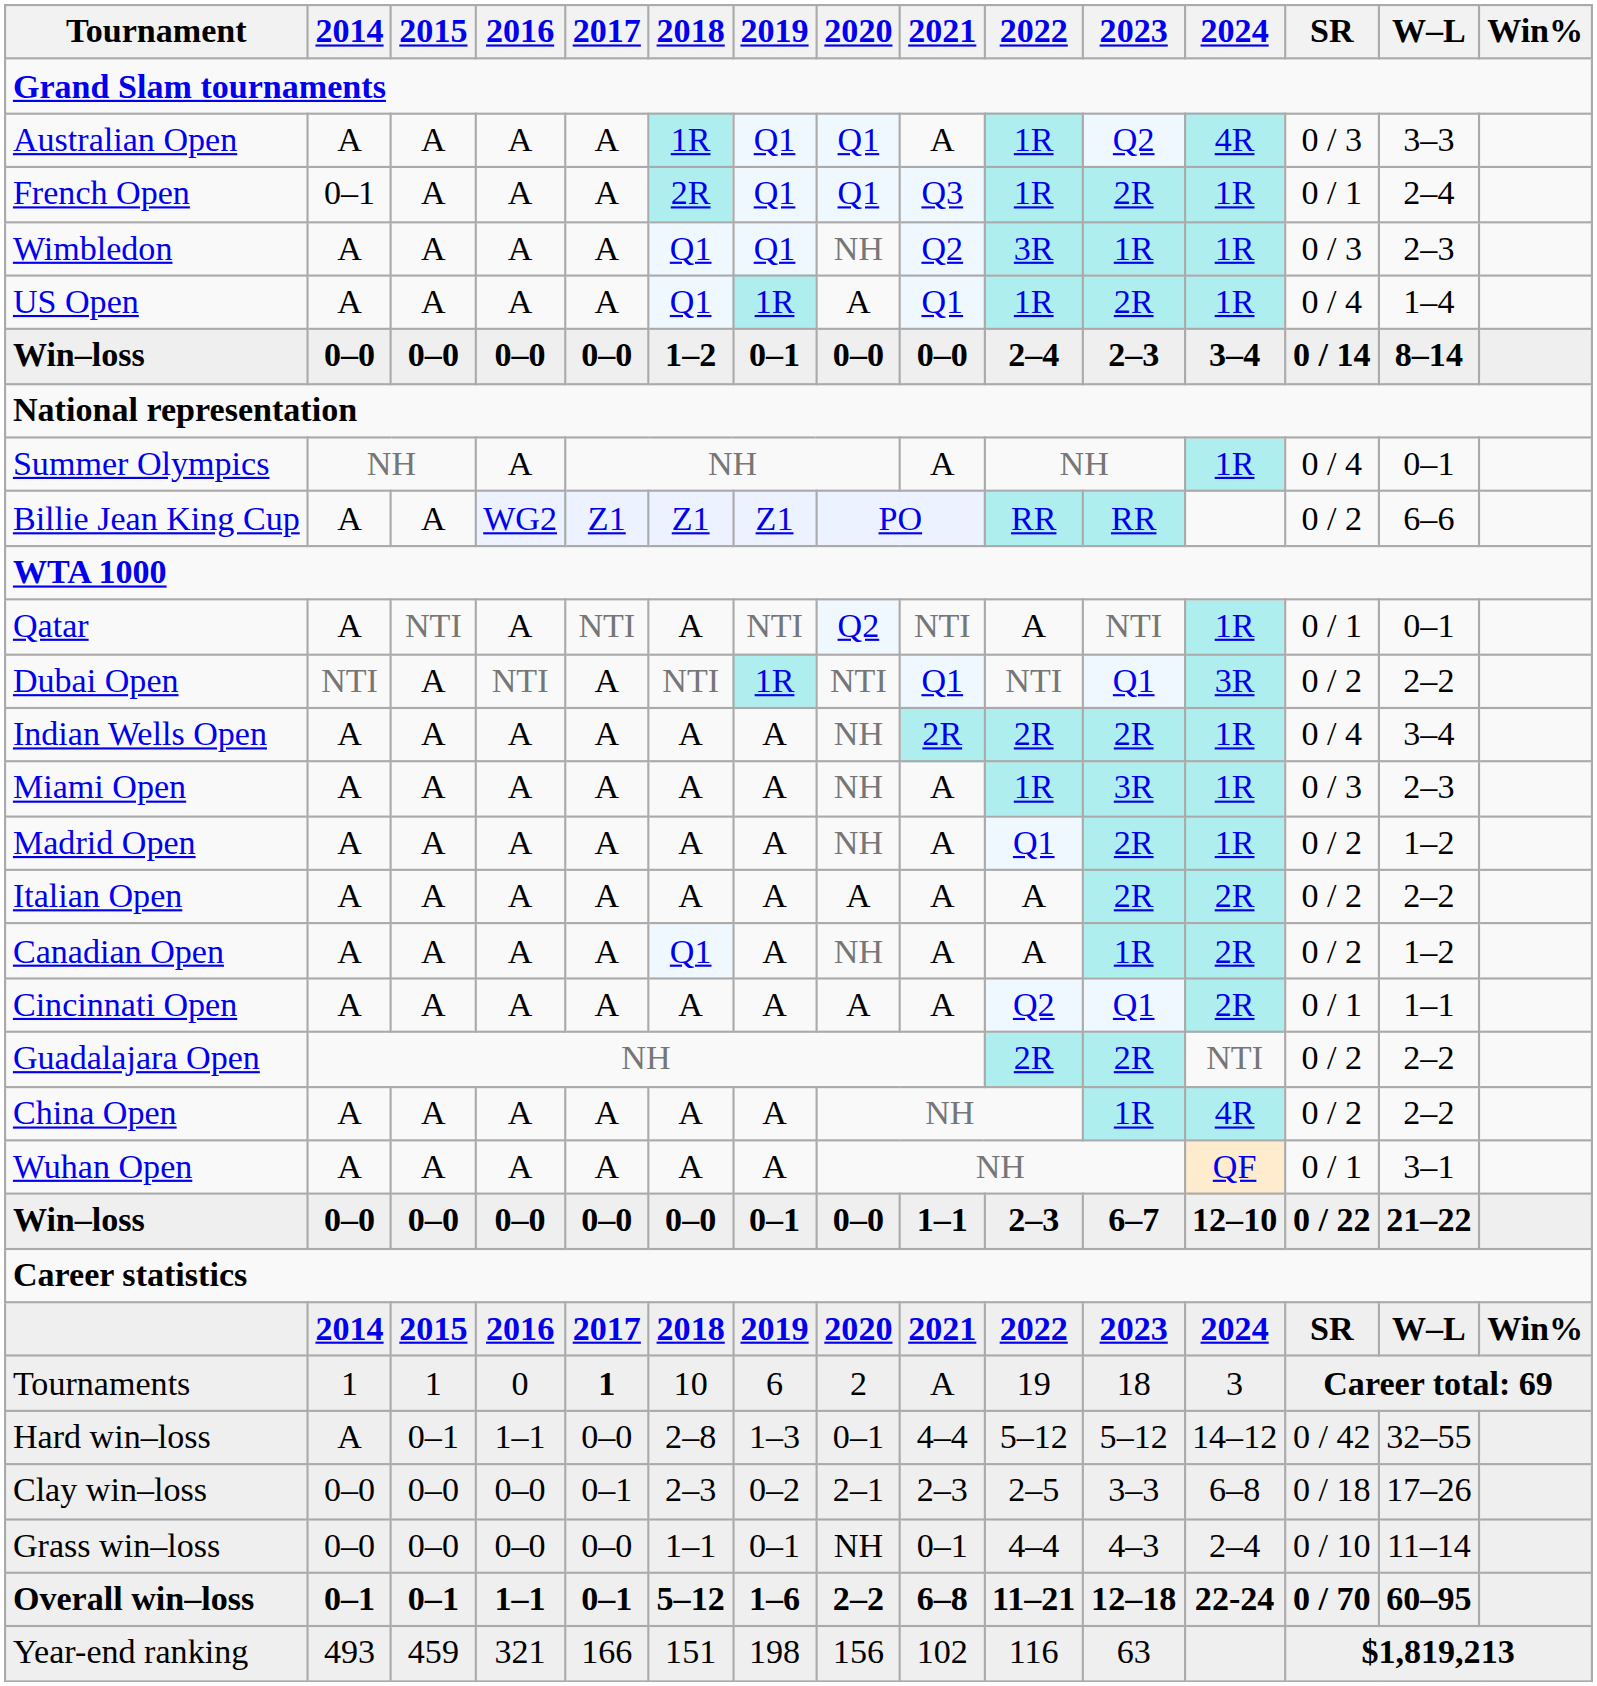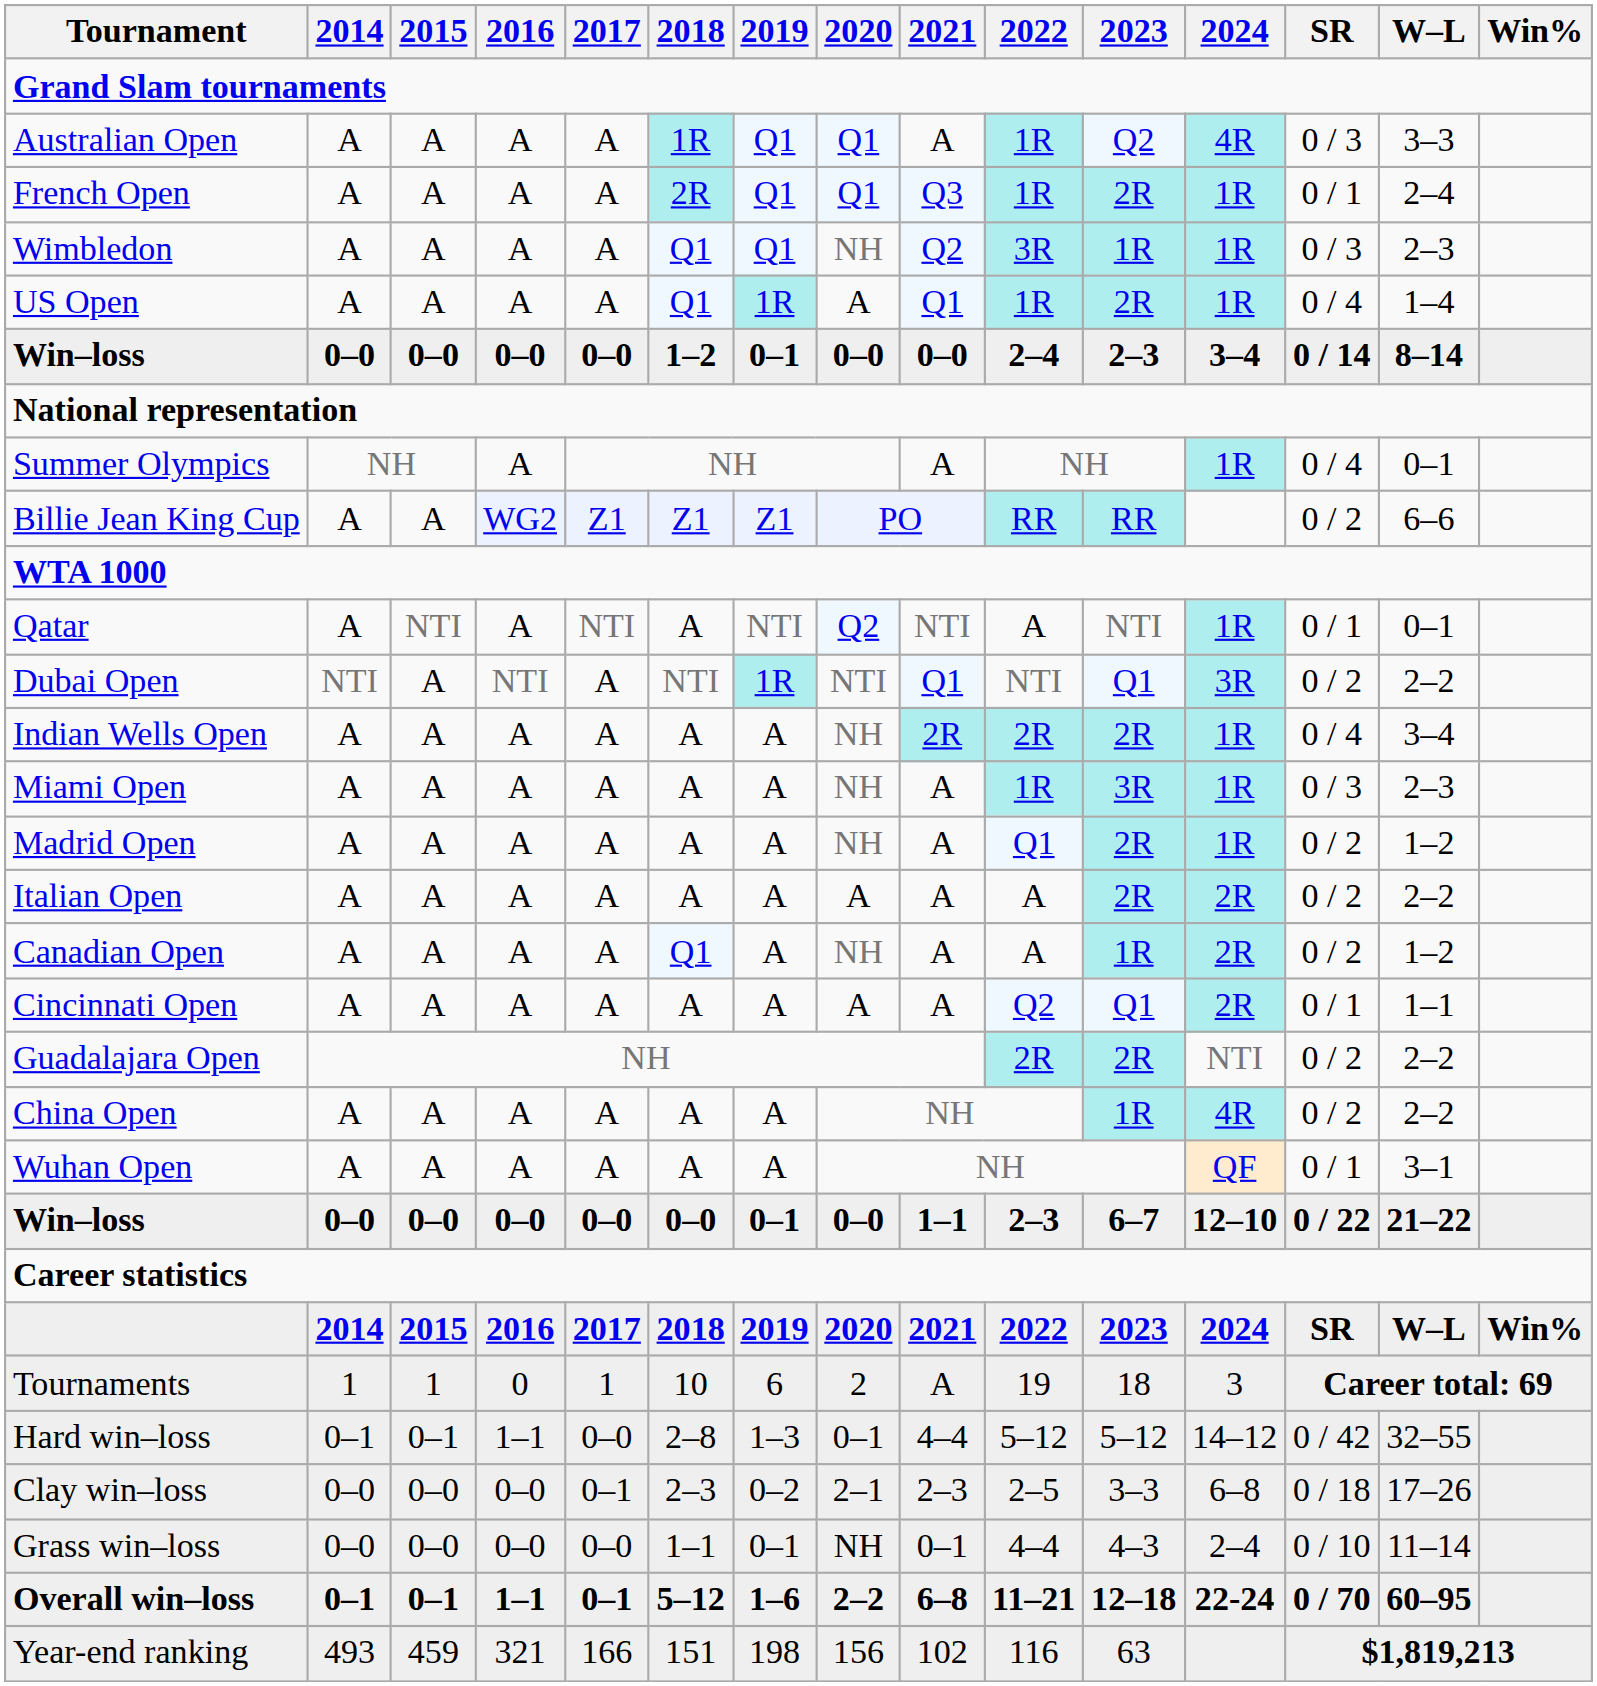(350, 193) 0–1 -> (350, 193) A
(607, 1382) bold -> (607, 1382) normal
(350, 1436) A -> (350, 1436) 0–1
